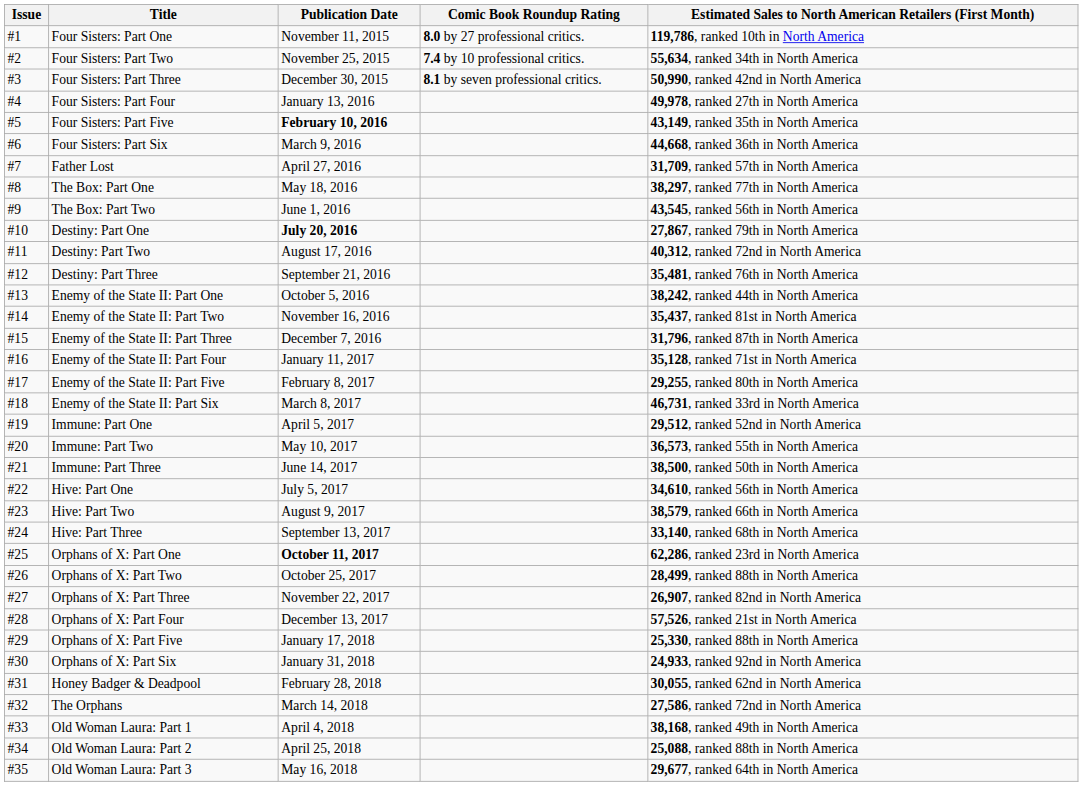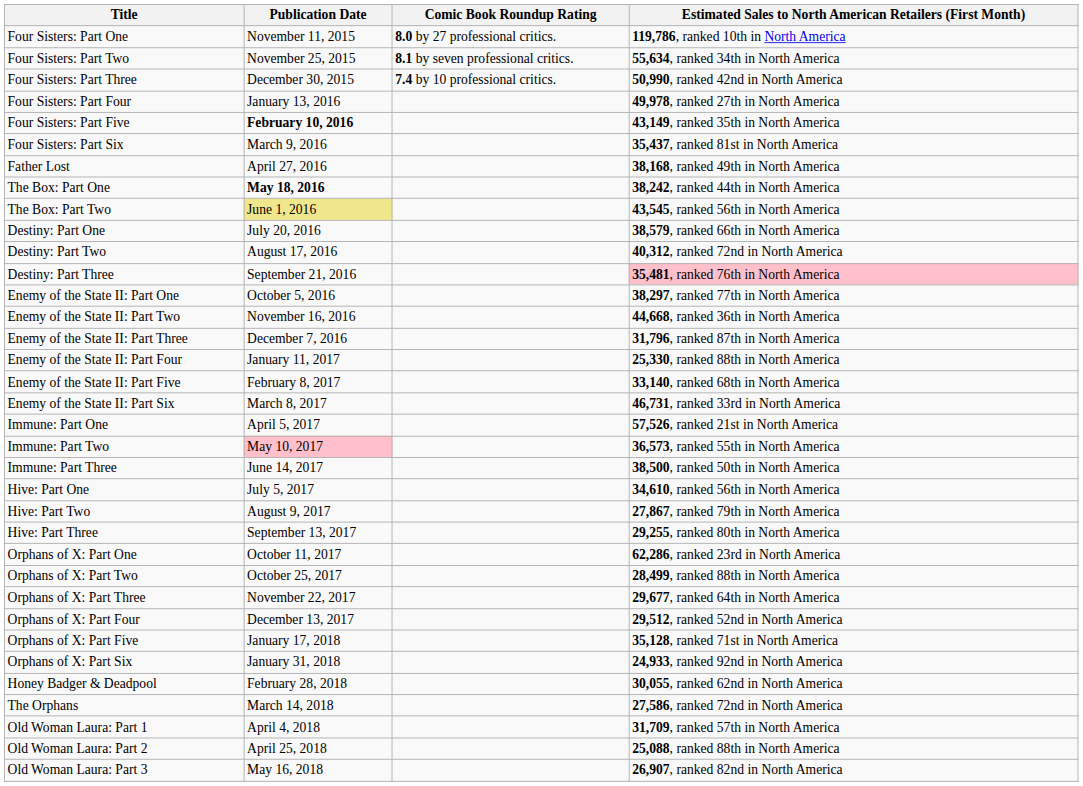- column: (26, 15)
(504, 58) 7.4 by 10 professional critics. -> (484, 58) 8.1 by seven professional critics.
(513, 79) 8.1 by seven professional critics. -> (476, 79) 7.4 by 10 professional critics.
(754, 144) 44,668, ranked 36th in North America -> (735, 144) 35,437, ranked 81st in North America
(754, 166) 31,709, ranked 57th in North America -> (736, 166) 38,168, ranked 49th in North America
(319, 187) normal -> (286, 187) bold
(754, 187) 38,297, ranked 77th in North America -> (736, 187) 38,242, ranked 44th in North America
(316, 209) no background -> (282, 209) khaki background
(319, 230) bold -> (284, 230) normal
(754, 230) 27,867, ranked 79th in North America -> (736, 230) 38,579, ranked 66th in North America
(754, 274) no background -> (736, 274) pink background
(754, 295) 38,242, ranked 44th in North America -> (736, 295) 38,297, ranked 77th in North America
(754, 317) 35,437, ranked 81st in North America -> (736, 317) 44,668, ranked 36th in North America
(754, 360) 35,128, ranked 71st in North America -> (736, 360) 25,330, ranked 88th in North America
(754, 381) 29,255, ranked 80th in North America -> (736, 381) 33,140, ranked 68th in North America
(756, 425) 29,512, ranked 52nd in North America -> (735, 425) 57,526, ranked 21st in North America
(319, 446) no background -> (285, 446) pink background
(754, 511) 38,579, ranked 66th in North America -> (736, 511) 27,867, ranked 79th in North America
(754, 532) 33,140, ranked 68th in North America -> (736, 532) 29,255, ranked 80th in North America
(330, 554) bold -> (294, 554) normal
(756, 597) 26,907, ranked 82nd in North America -> (736, 597) 29,677, ranked 64th in North America
(754, 619) 57,526, ranked 21st in North America -> (737, 619) 29,512, ranked 52nd in North America
(754, 640) 25,330, ranked 88th in North America -> (735, 640) 35,128, ranked 71st in North America
(754, 727) 38,168, ranked 49th in North America -> (736, 727) 31,709, ranked 57th in North America
(754, 770) 29,677, ranked 64th in North America -> (737, 770) 26,907, ranked 82nd in North America
